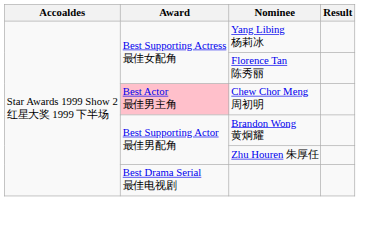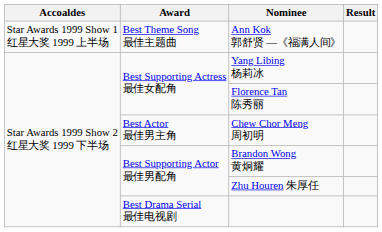+ row: (286, 36)
(150, 98) pink background -> (150, 129) no background
